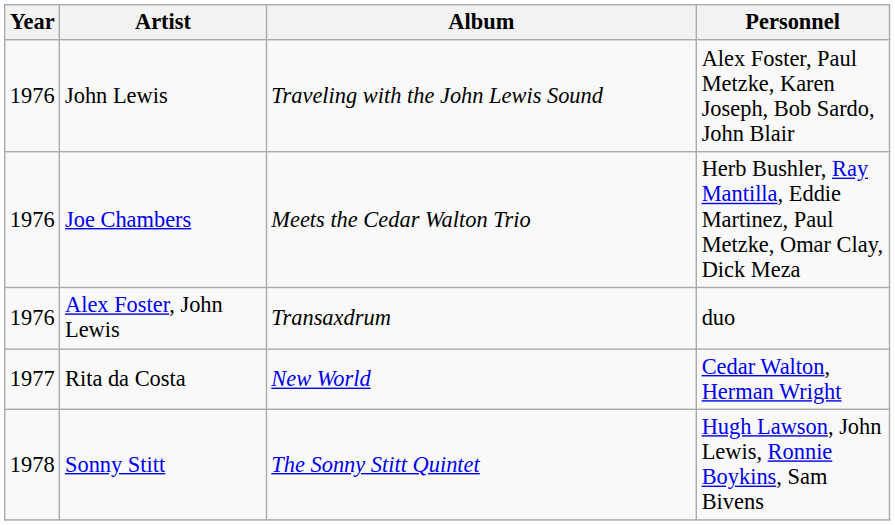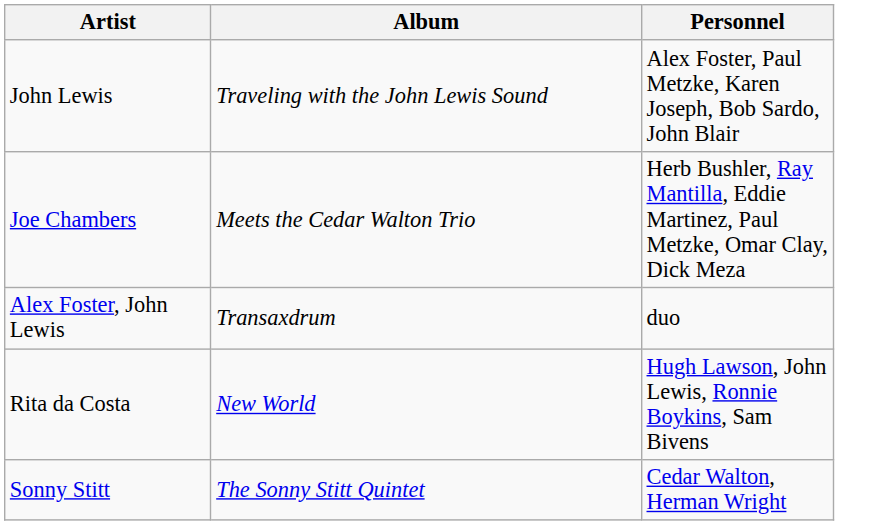- column: (32, 22)
(772, 378) Cedar Walton, Herman Wright -> (736, 403) Hugh Lawson, John Lewis, Ronnie Boykins, Sam Bivens
(792, 464) Hugh Lawson, John Lewis, Ronnie Boykins, Sam Bivens -> (716, 489) Cedar Walton, Herman Wright
